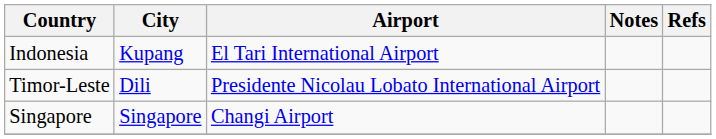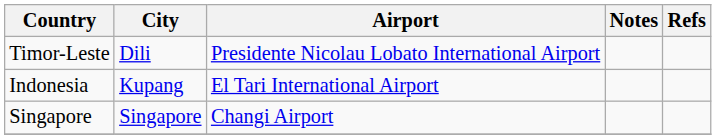rows swapped: (60, 85) <-> (49, 52)
